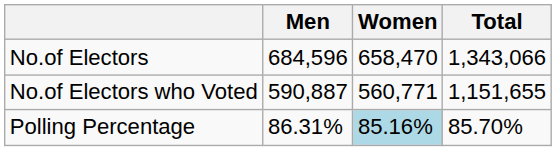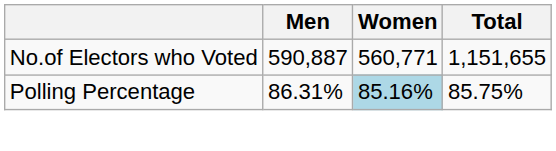- row: (79, 57)
(485, 127) 85.70% -> (485, 92) 85.75%
